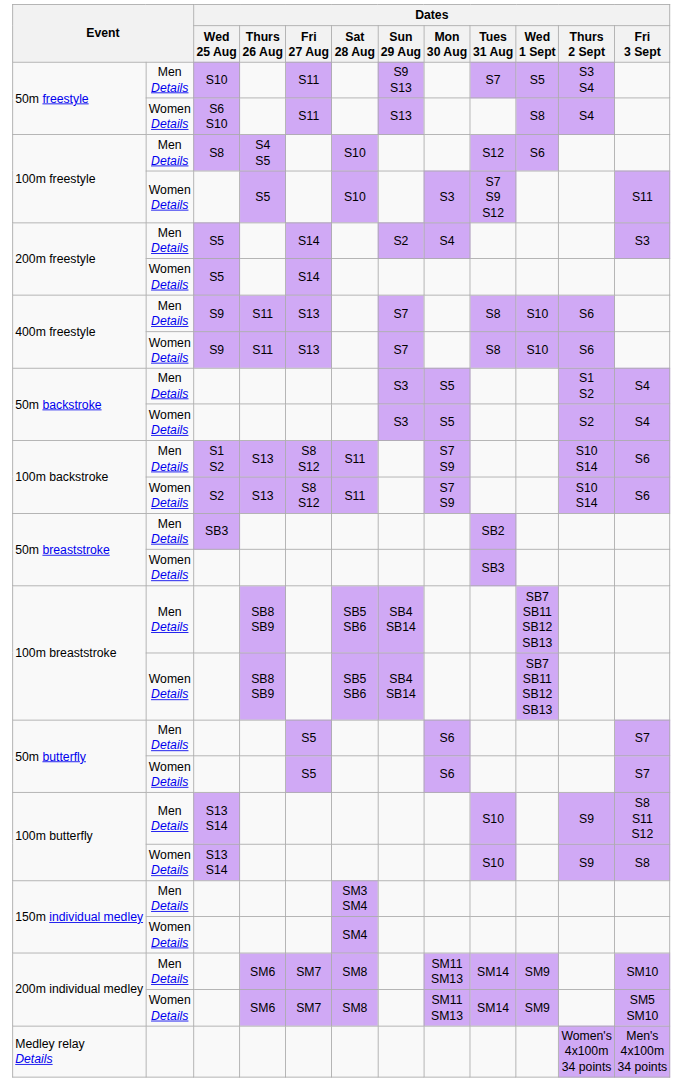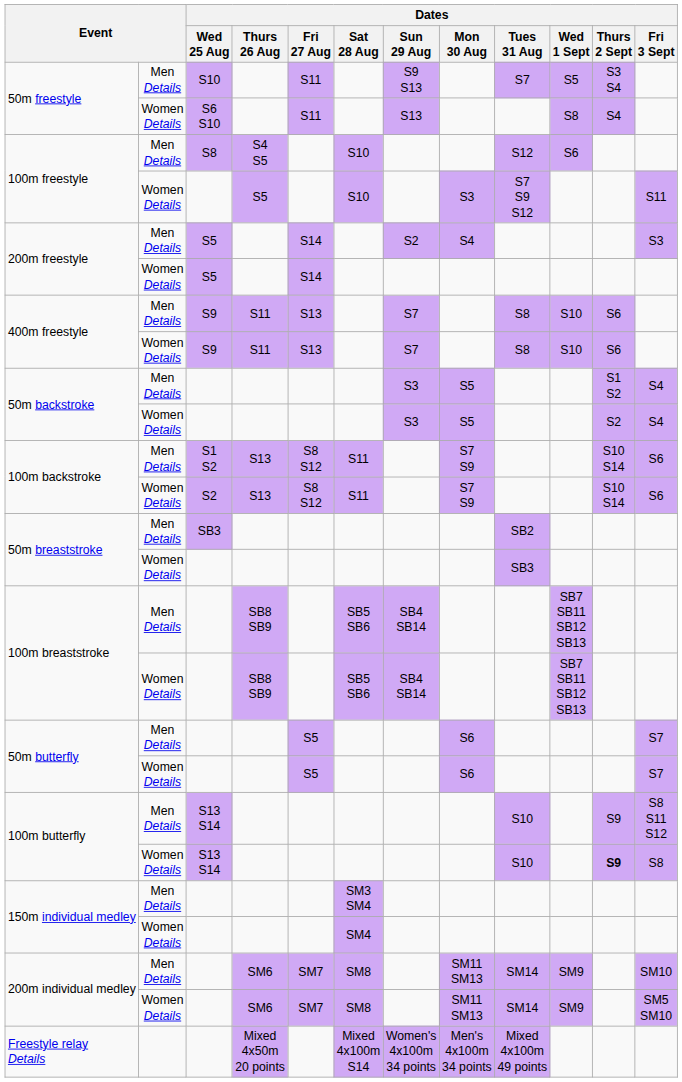(587, 862) normal -> (614, 862) bold
+ row: (48, 1052)
- row: (50, 1052)
